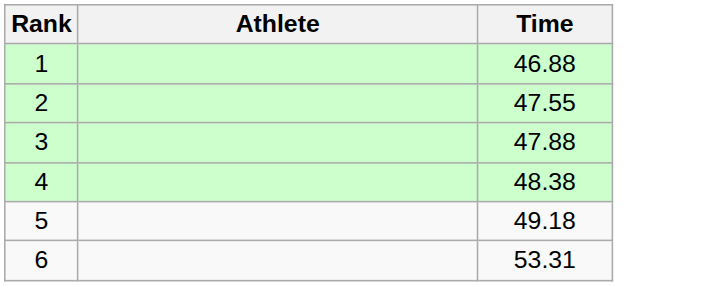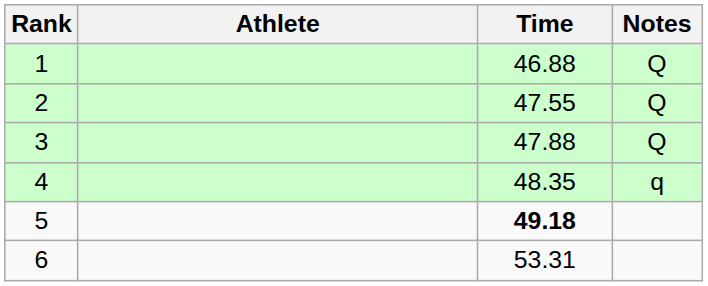+ column: (657, 24)
(545, 181) 48.38 -> (545, 181) 48.35
(545, 220) normal -> (545, 220) bold
